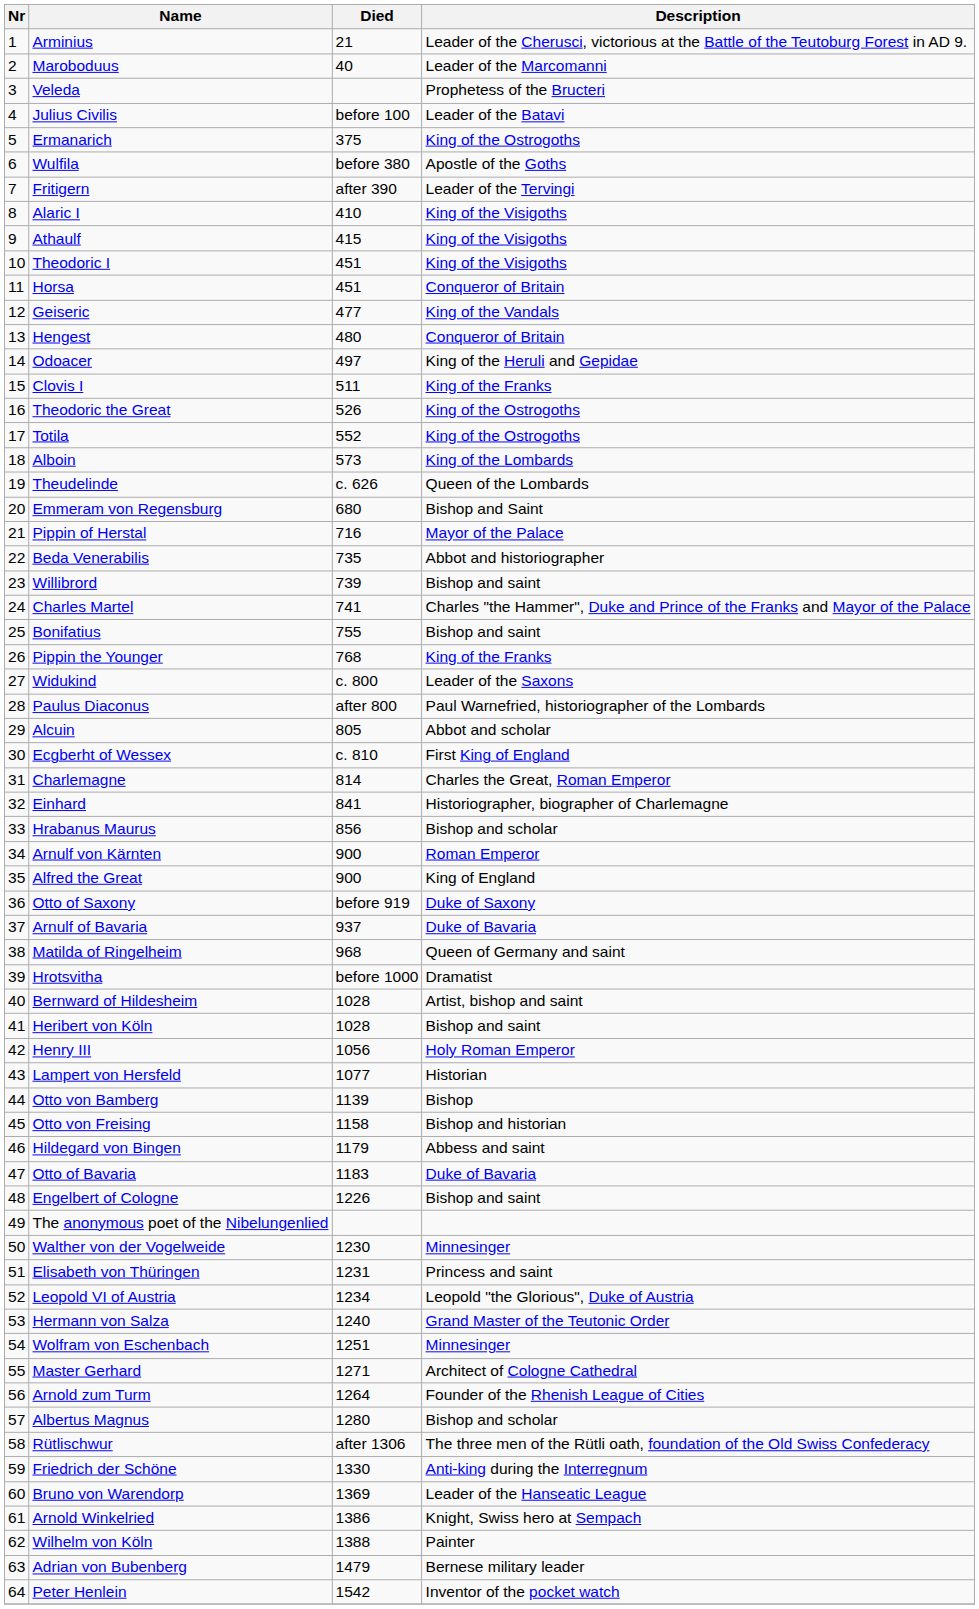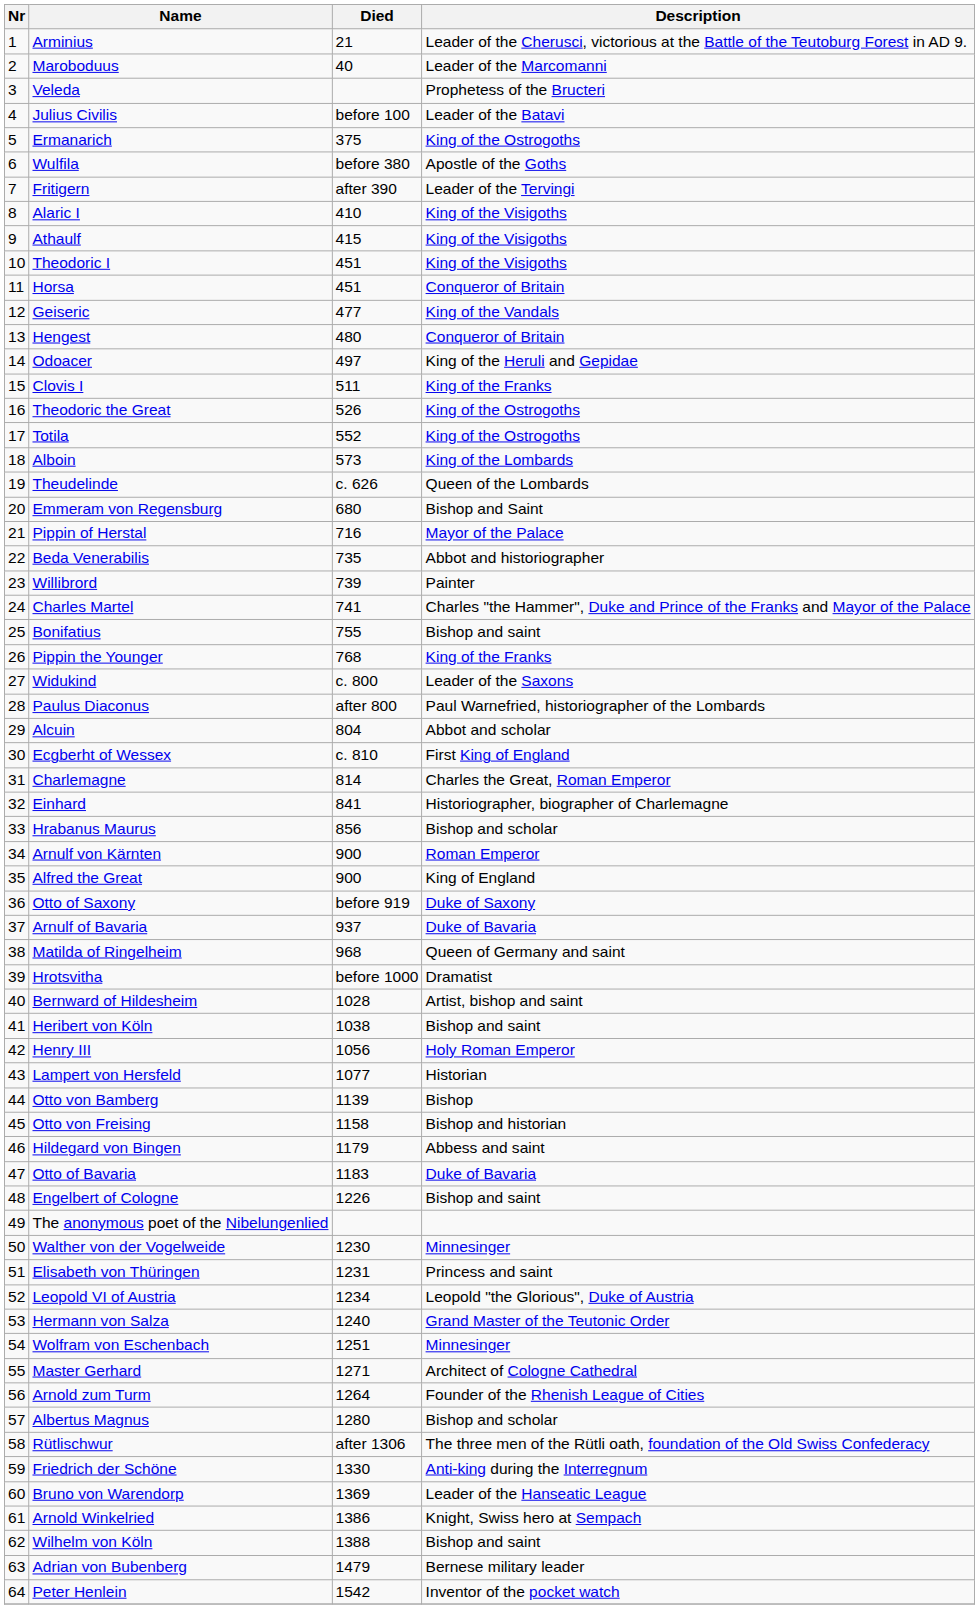(483, 582) Bishop and saint -> (450, 582) Painter
(349, 730) 805 -> (349, 730) 804
(353, 1025) 1028 -> (353, 1025) 1038
(450, 1542) Painter -> (483, 1542) Bishop and saint
